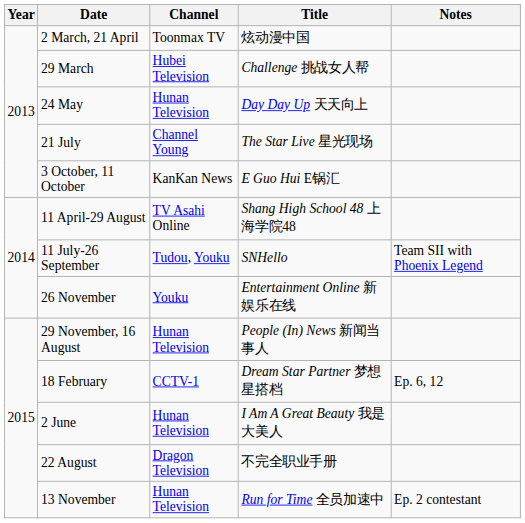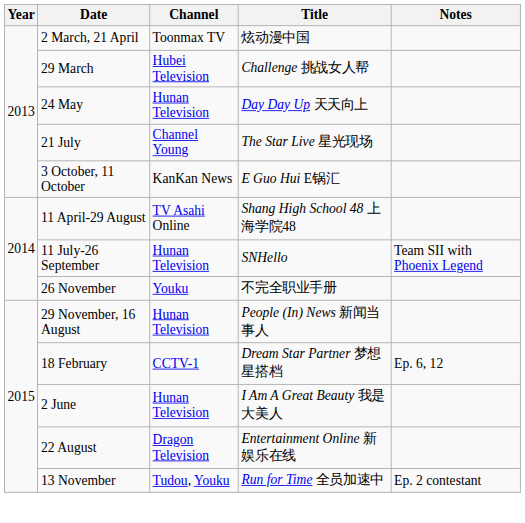(191, 258) Tudou, Youku -> (181, 258) Hunan Television
(309, 297) Entertainment Online 新娱乐在线 -> (289, 288) 不完全职业手册
(289, 462) 不完全职业手册 -> (309, 447) Entertainment Online 新娱乐在线
(181, 499) Hunan Television -> (191, 480) Tudou, Youku
